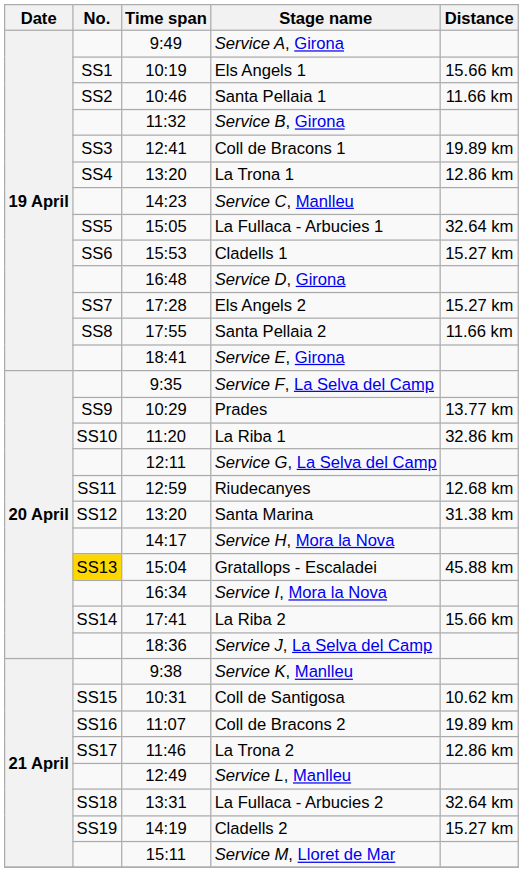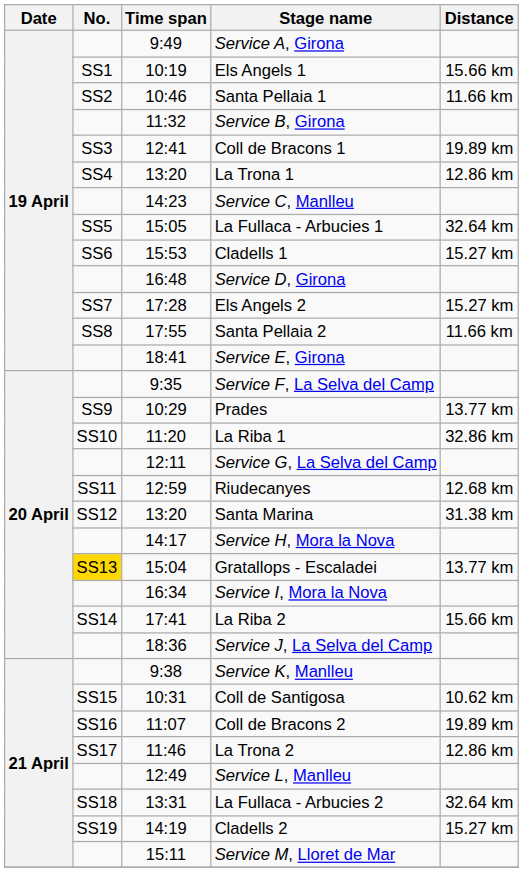(479, 567) 45.88 km -> (479, 567) 13.77 km
